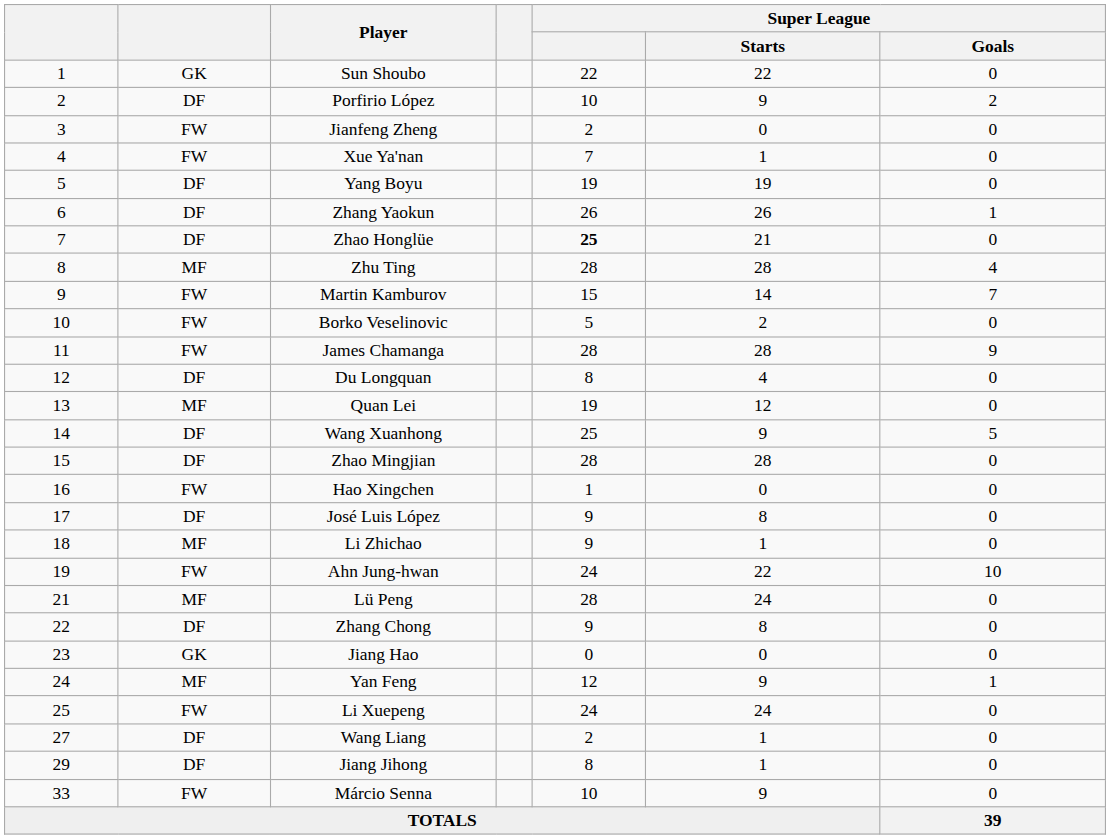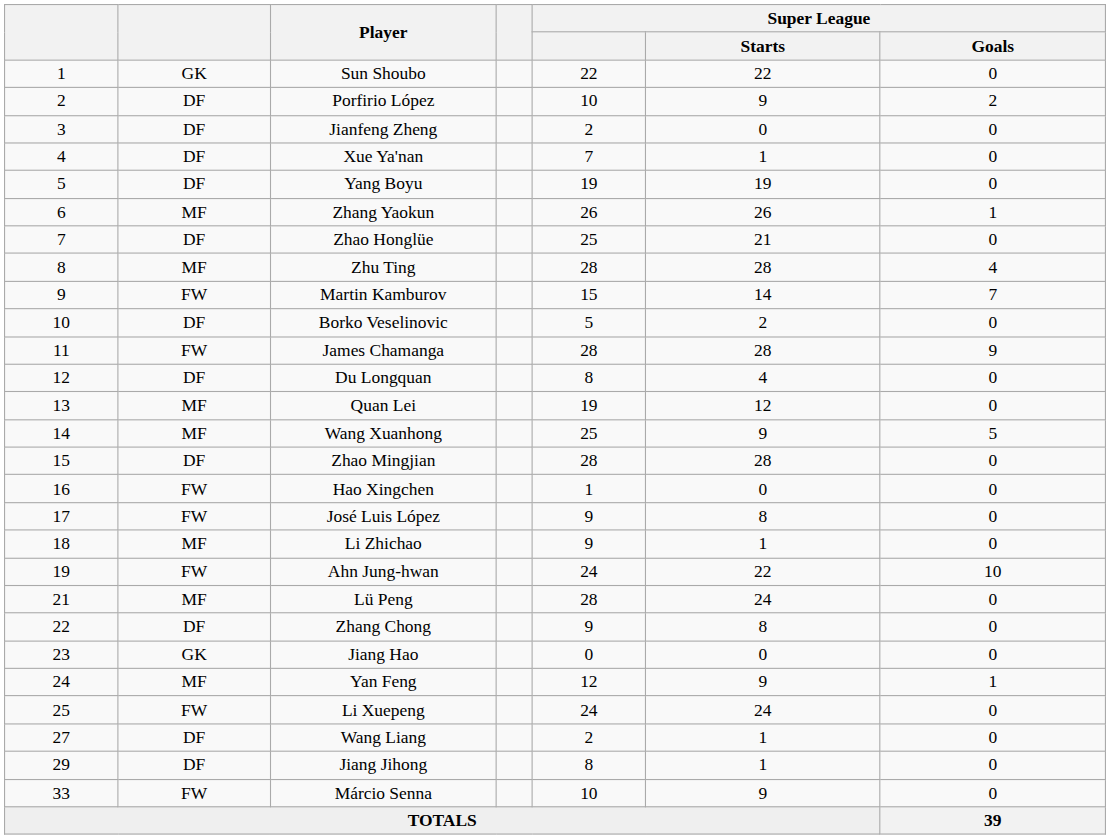(194, 128) FW -> (194, 128) DF
(194, 156) FW -> (194, 156) DF
(194, 211) DF -> (194, 211) MF
(589, 239) bold -> (589, 239) normal
(194, 322) FW -> (194, 322) DF
(194, 433) DF -> (194, 433) MF
(194, 516) DF -> (194, 516) FW
